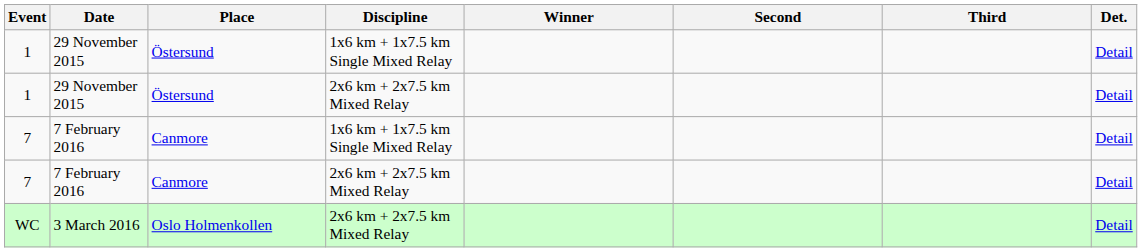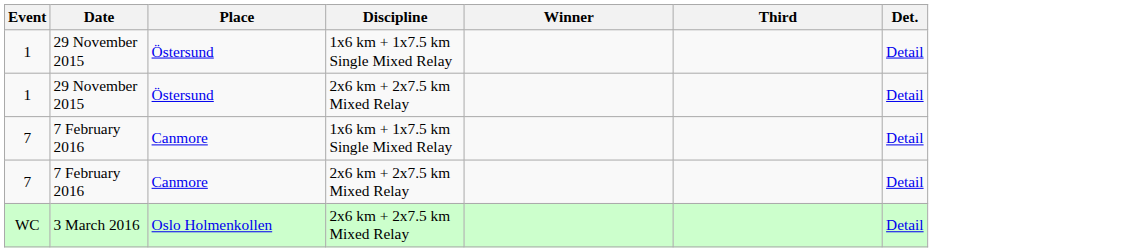- column: (778, 17)
